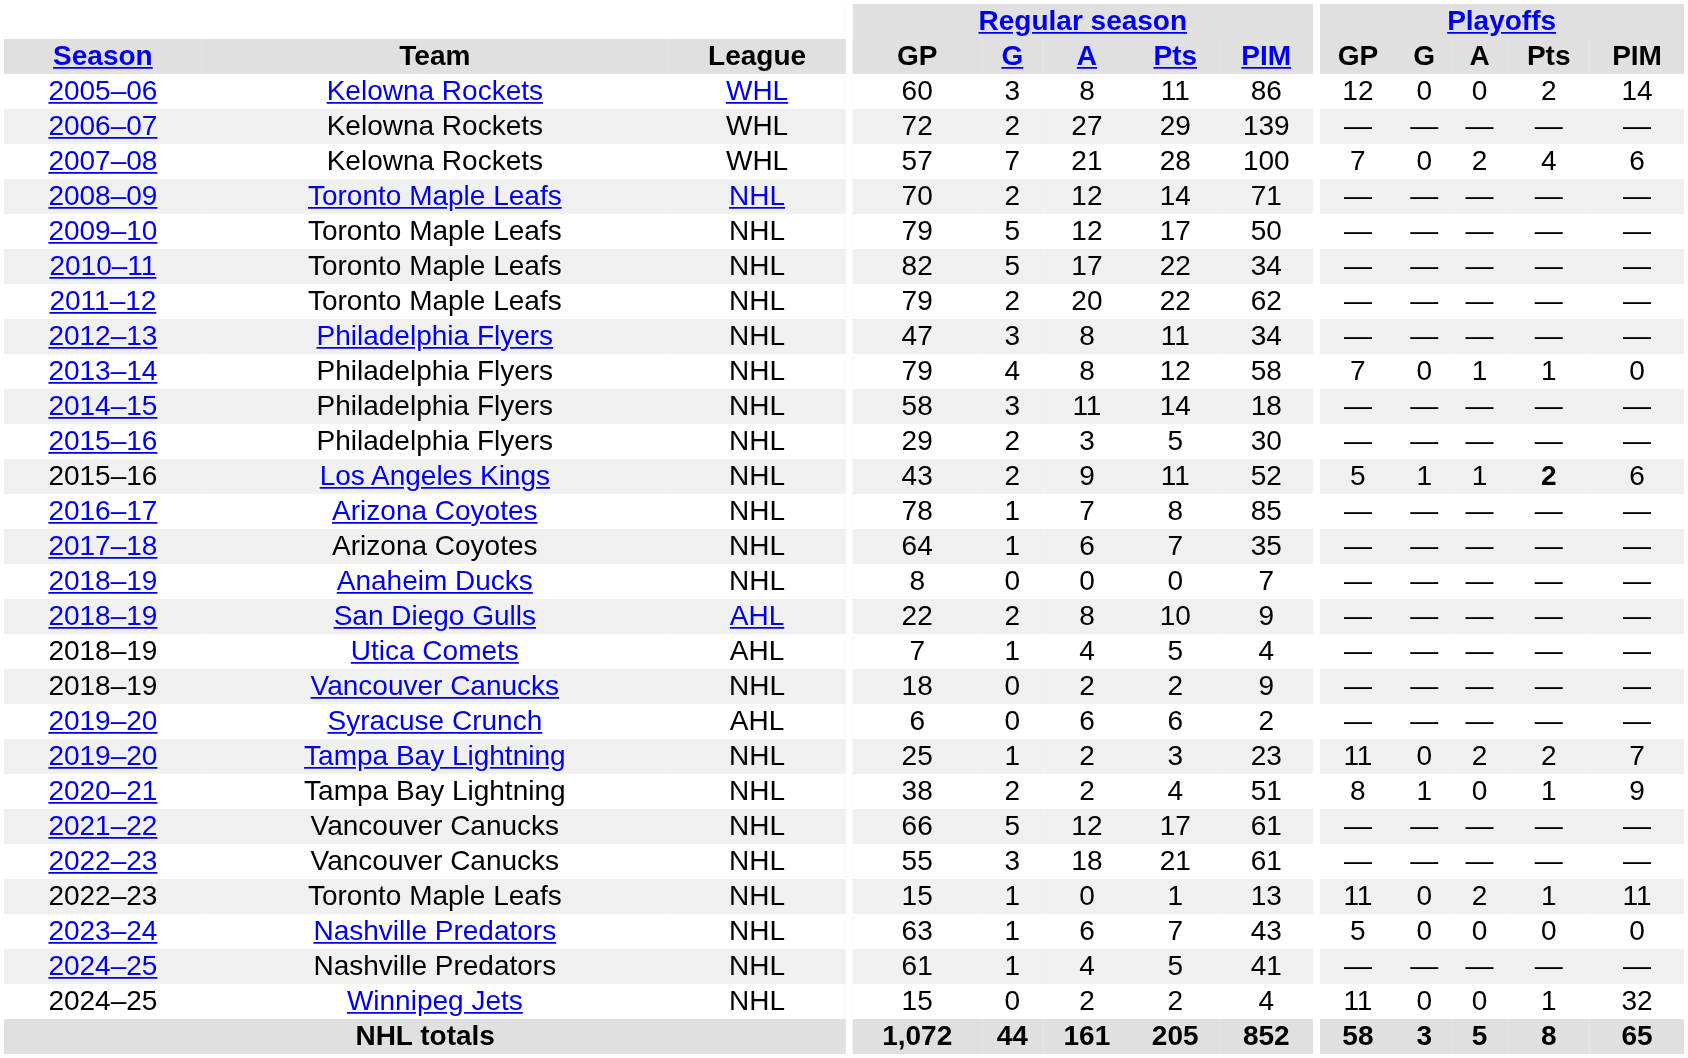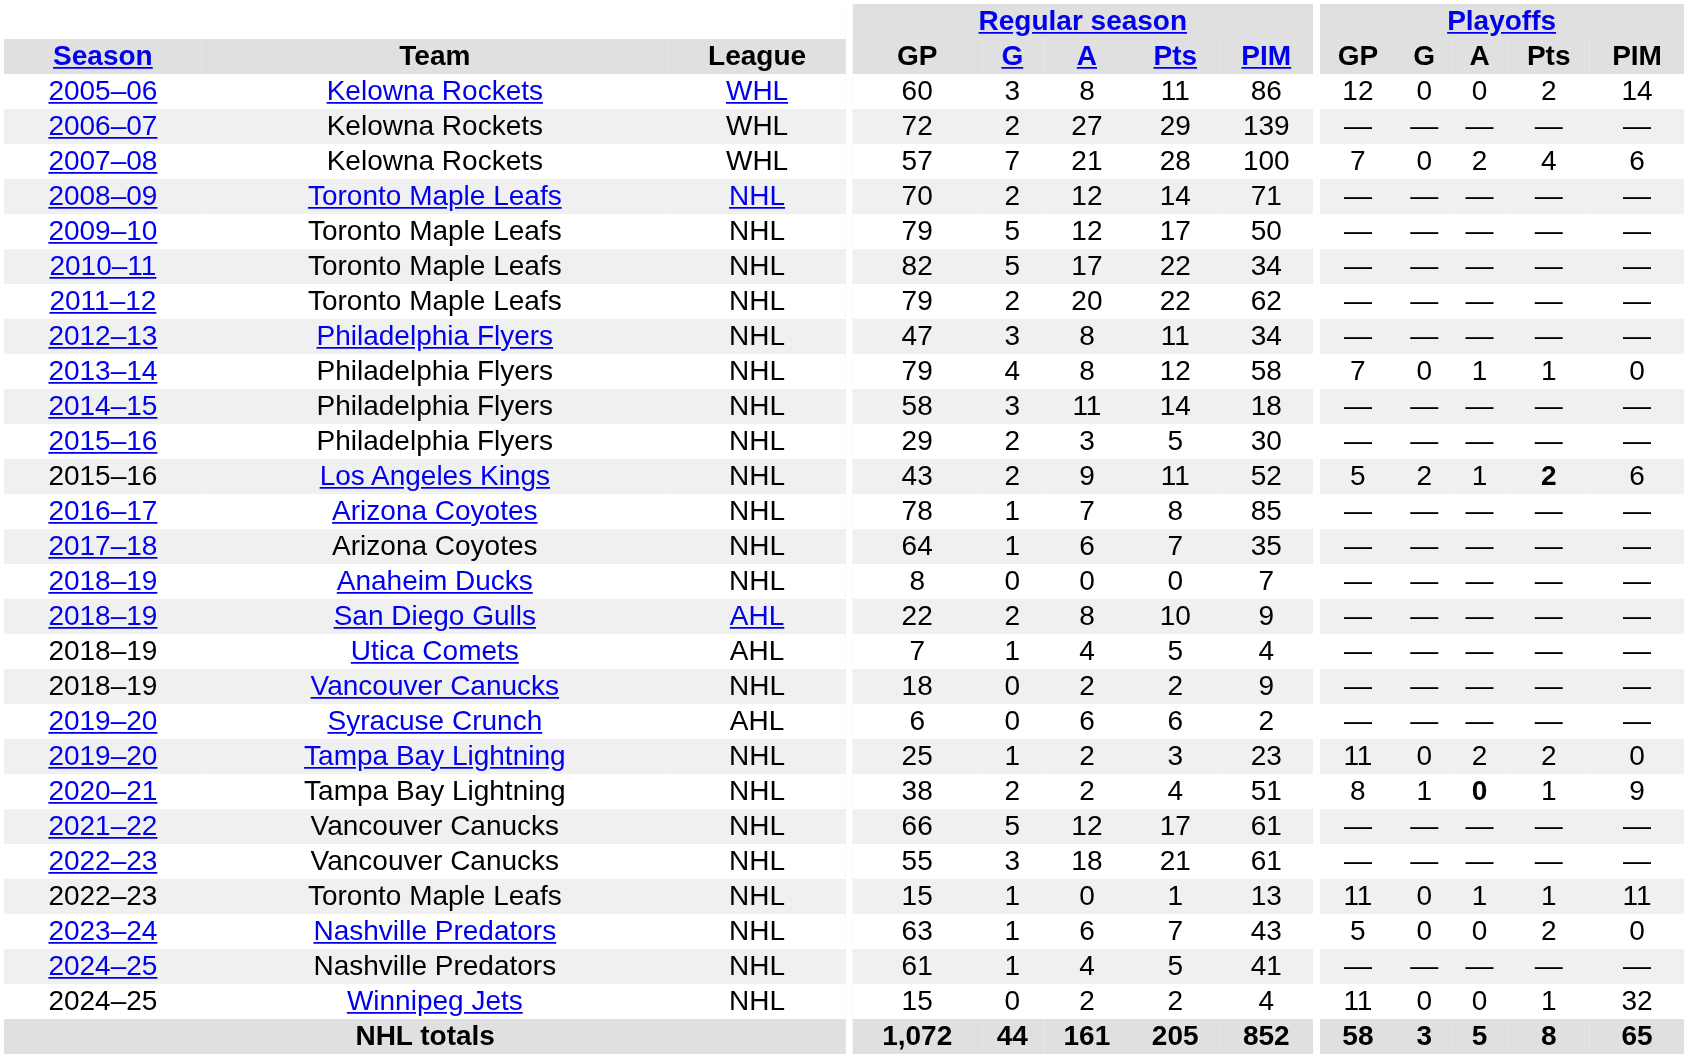(1424, 476) 1 -> (1424, 476) 2
(1637, 756) 7 -> (1637, 756) 0
(1480, 791) normal -> (1480, 791) bold
(1480, 896) 2 -> (1480, 896) 1
(1549, 931) 0 -> (1549, 931) 2
